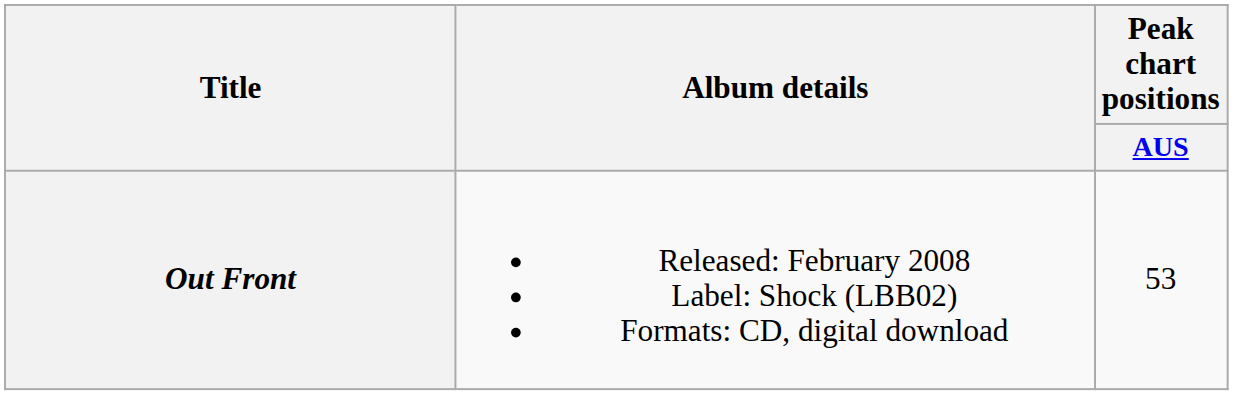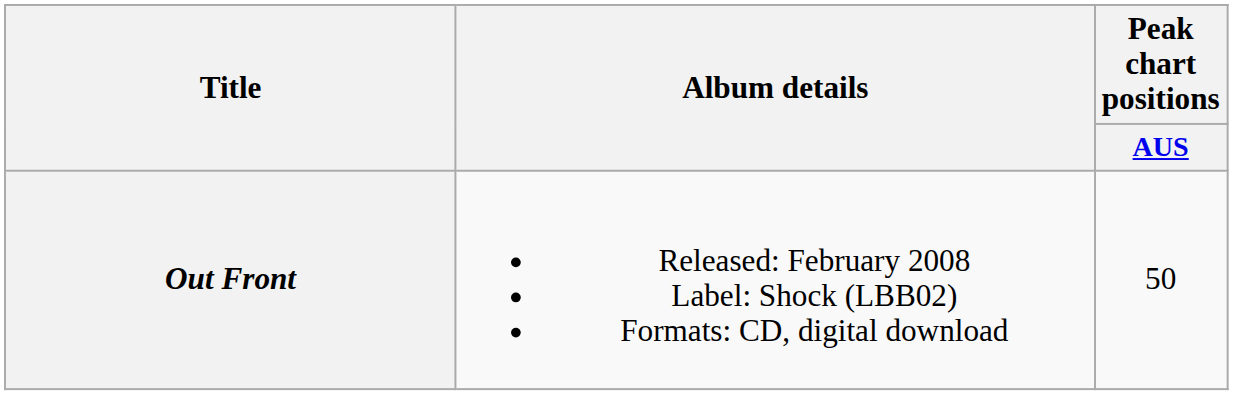(1161, 279) 53 -> (1161, 279) 50
